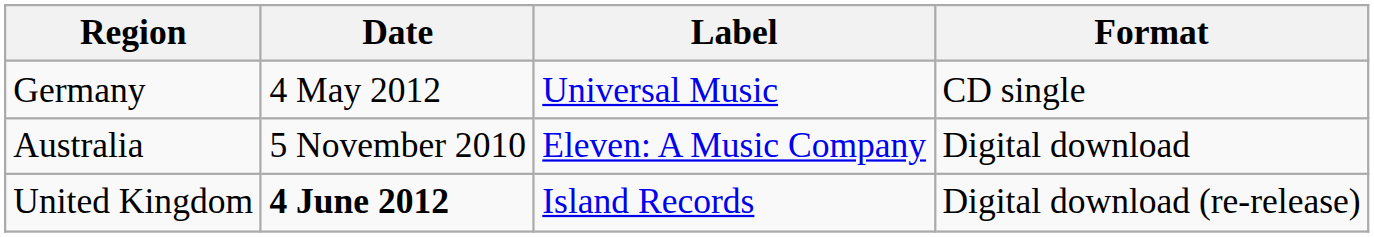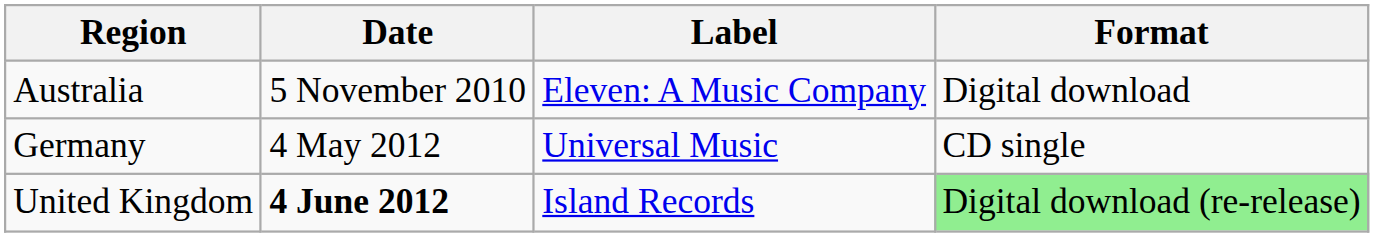rows swapped: (78, 145) <-> (79, 88)
(1152, 201) no background -> (1152, 201) lightgreen background
